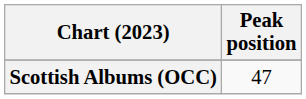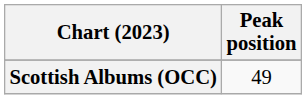(261, 76) 47 -> (261, 76) 49
